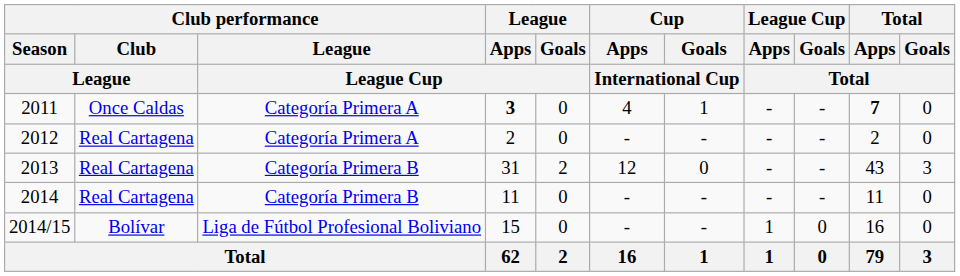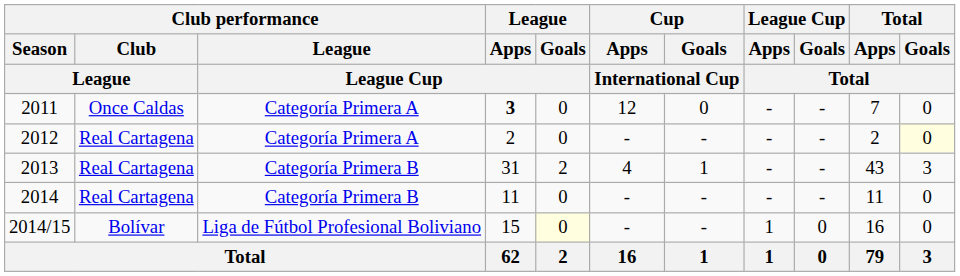(627, 108) 4 -> (627, 108) 12
(704, 108) 1 -> (704, 108) 0
(875, 108) bold -> (875, 108) normal
(927, 138) no background -> (927, 138) lightyellow background
(627, 167) 12 -> (627, 167) 4
(704, 167) 0 -> (704, 167) 1
(563, 227) no background -> (563, 227) lightyellow background
